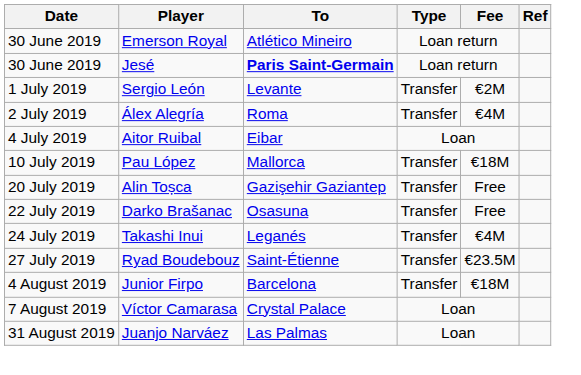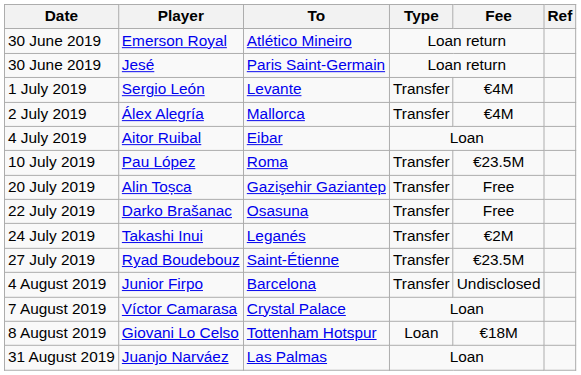(320, 65) bold -> (316, 65) normal
(490, 89) €2M -> (499, 89) €4M
(267, 114) Roma -> (276, 114) Mallorca
(276, 162) Mallorca -> (267, 162) Roma
(490, 162) €18M -> (499, 162) €23.5M
(490, 235) €4M -> (499, 235) €2M
(490, 284) €18M -> (499, 284) Undisclosed
+ row: (180, 333)
